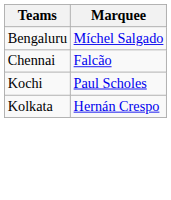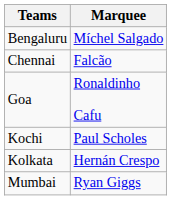+ row: (20, 99)
+ row: (32, 183)
